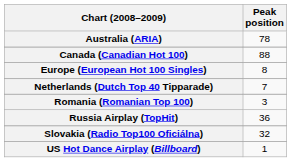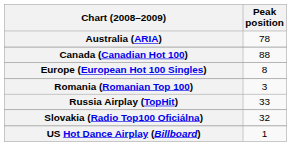- row: (124, 86)
(265, 117) 36 -> (265, 102) 33
